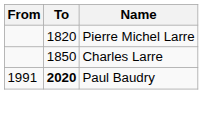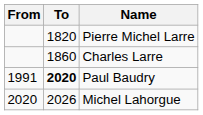(62, 57) 1850 -> (62, 57) 1860
+ row: (132, 99)
